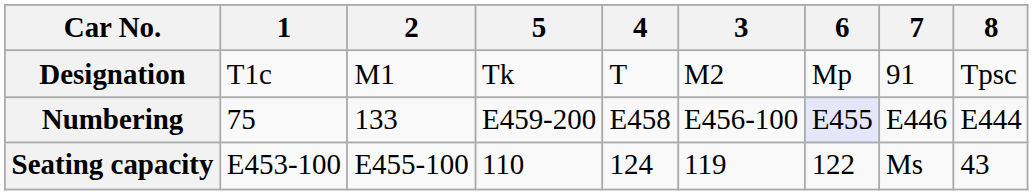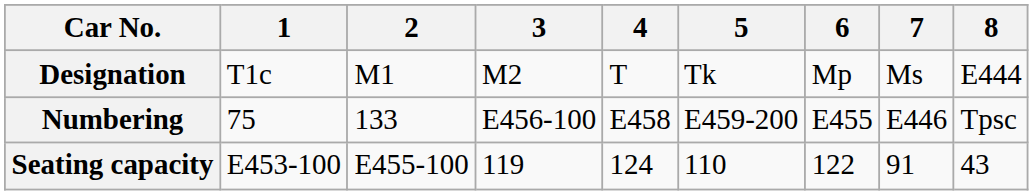columns swapped: (741, 27) <-> (539, 27)
(901, 73) 91 -> (905, 73) Ms
(989, 73) Tpsc -> (991, 73) E444
(842, 119) lavender background -> (842, 119) no background
(991, 119) E444 -> (989, 119) Tpsc
(905, 165) Ms -> (901, 165) 91
